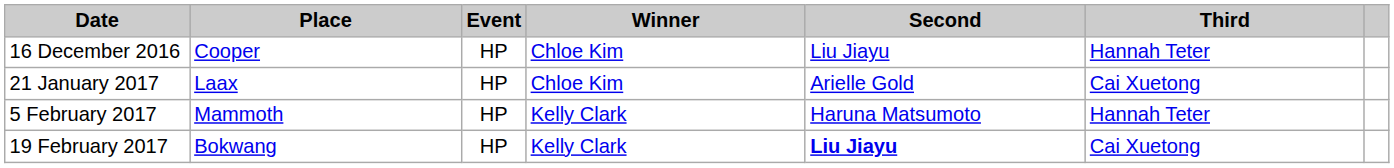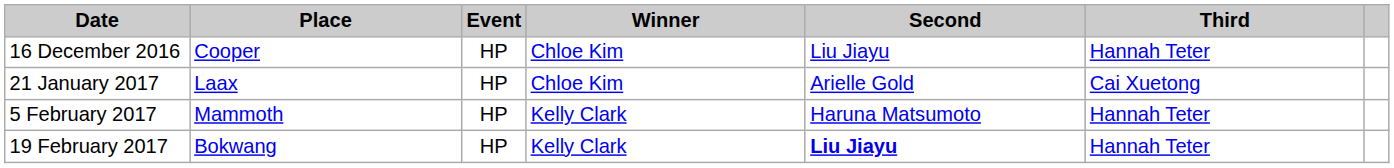(1145, 146) Cai Xuetong -> (1150, 146) Hannah Teter
